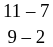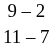rows swapped: (26, 10) <-> (26, 36)
